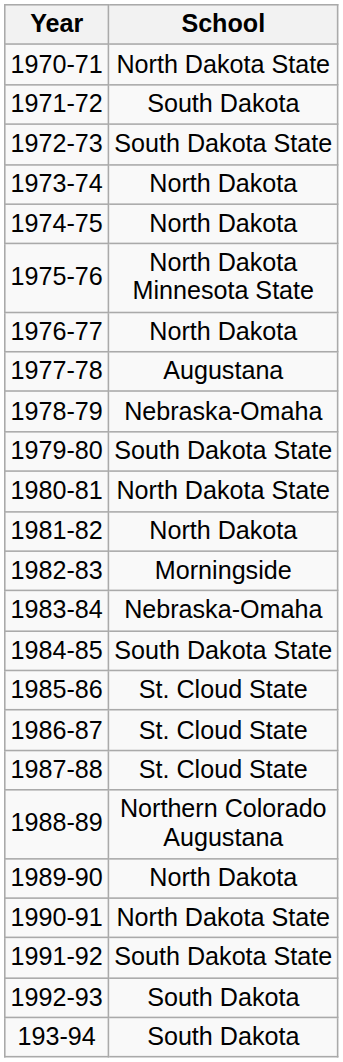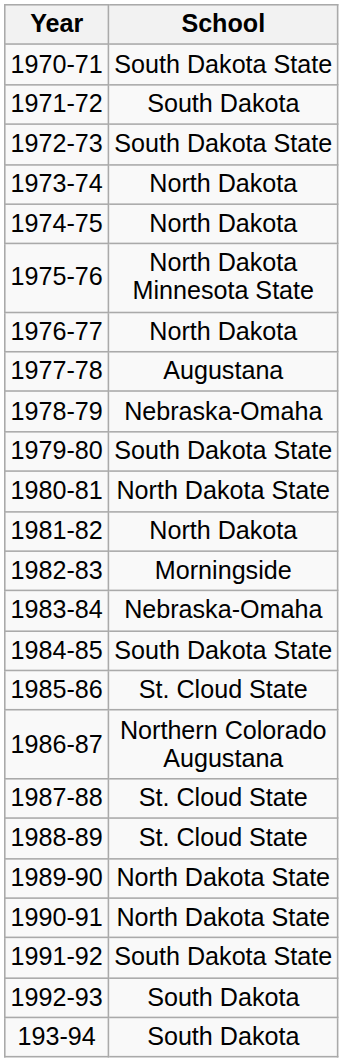(223, 64) North Dakota State -> (223, 64) South Dakota State
(223, 729) St. Cloud State -> (223, 744) Northern Colorado Augustana
(223, 823) Northern Colorado Augustana -> (223, 837) St. Cloud State
(223, 877) North Dakota -> (223, 877) North Dakota State
